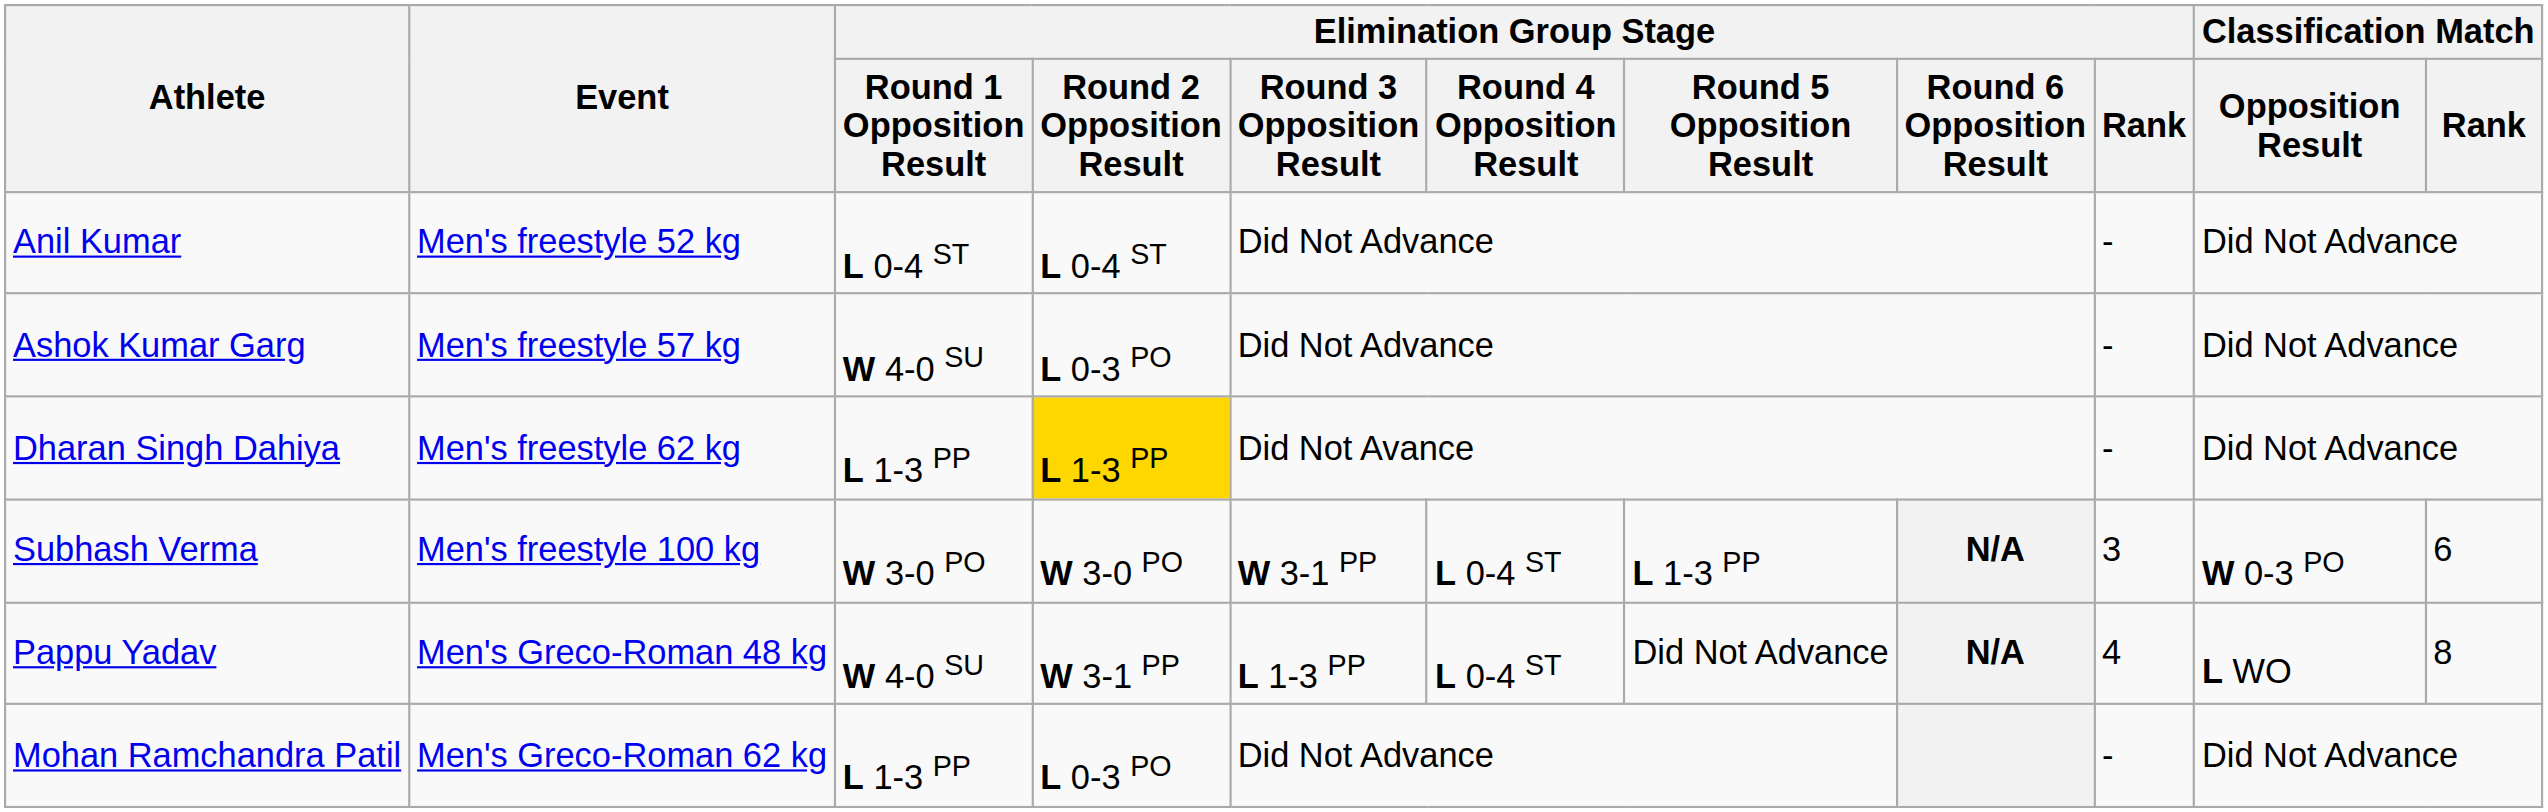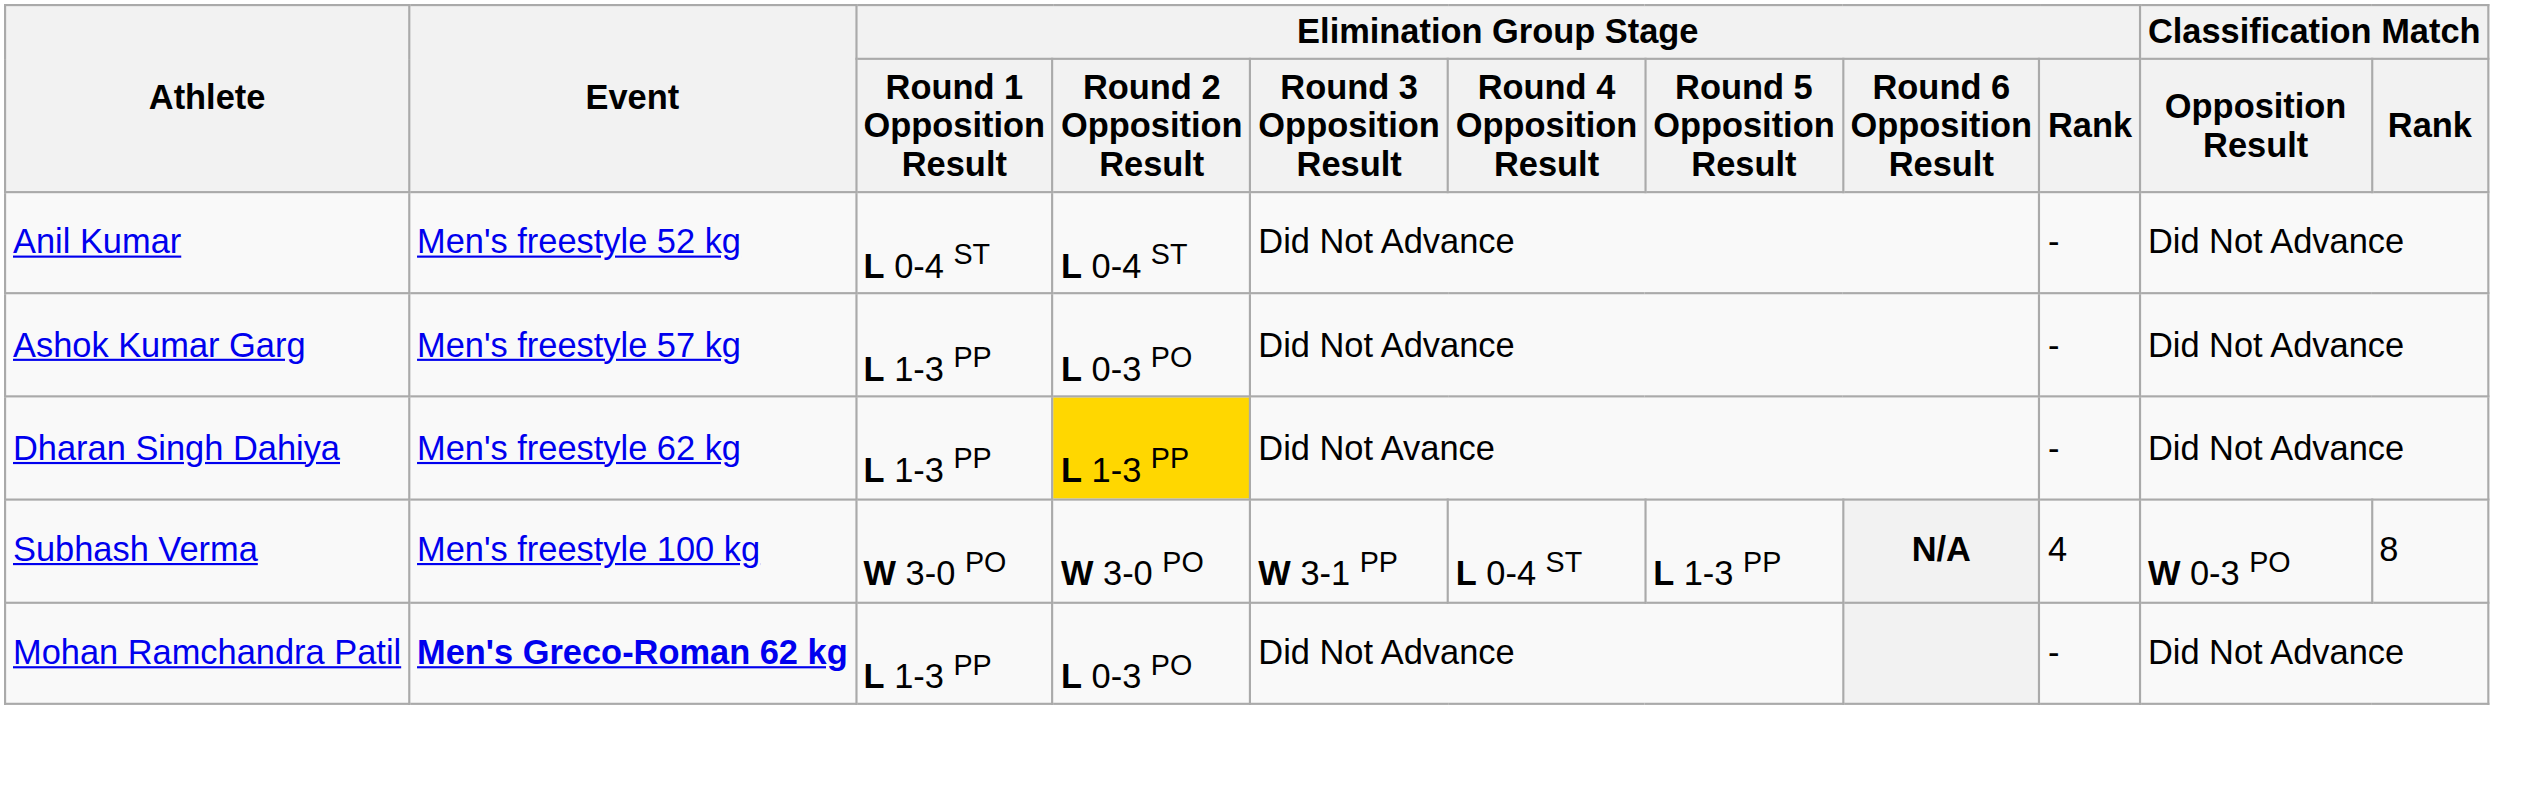(913, 364) W 4-0 SU -> (928, 364) L 1-3 PP
(2112, 549) 3 -> (2058, 549) 4
(2443, 549) 6 -> (2389, 549) 8
- row: (115, 652)
(622, 755) normal -> (632, 652) bold
